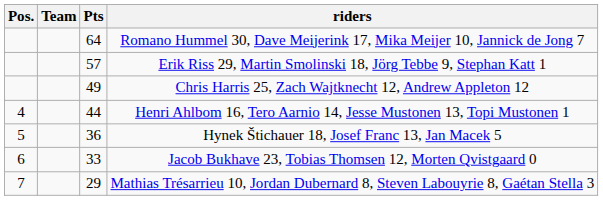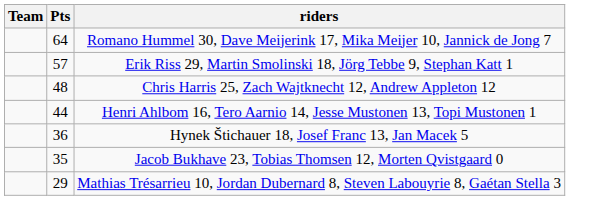- column: (21, 16)
(94, 87) 49 -> (60, 87) 48
(94, 159) 33 -> (60, 159) 35
